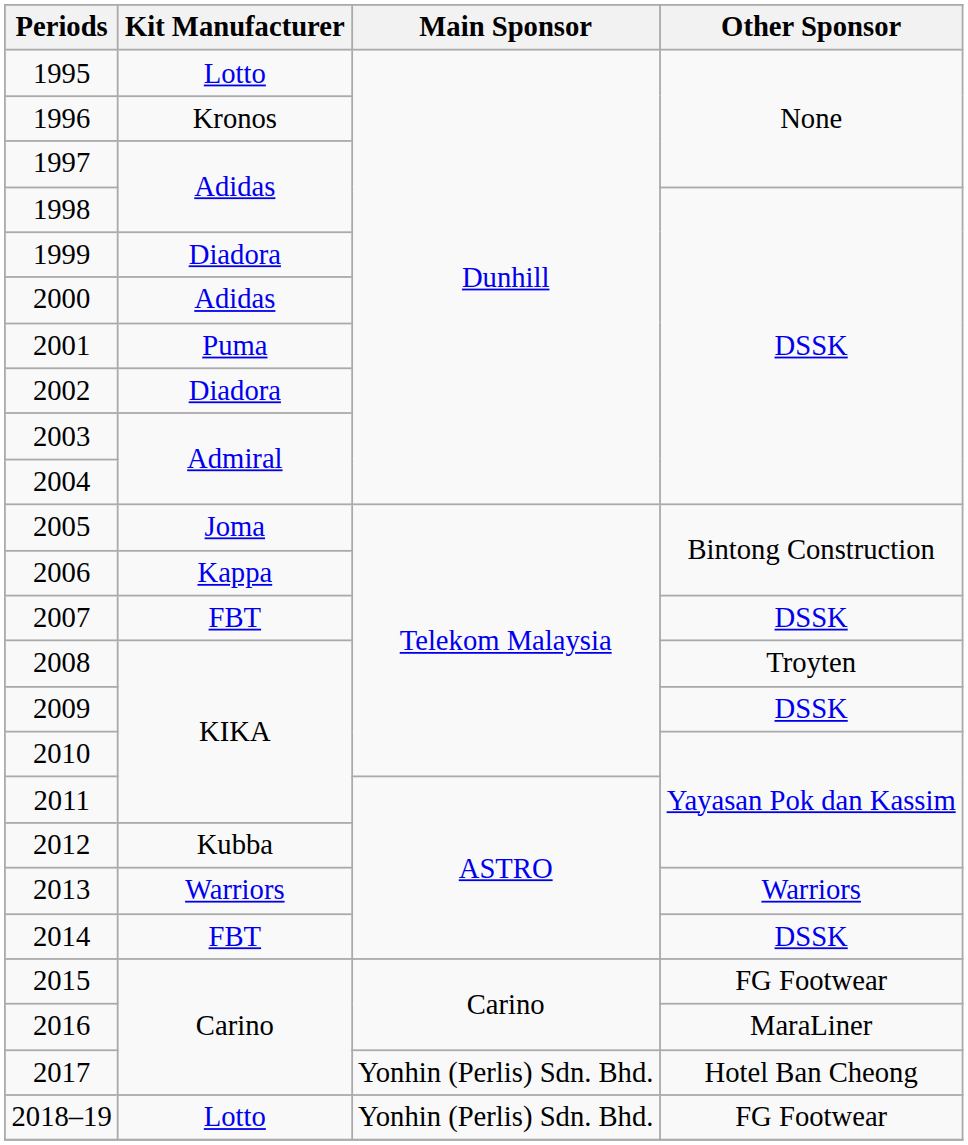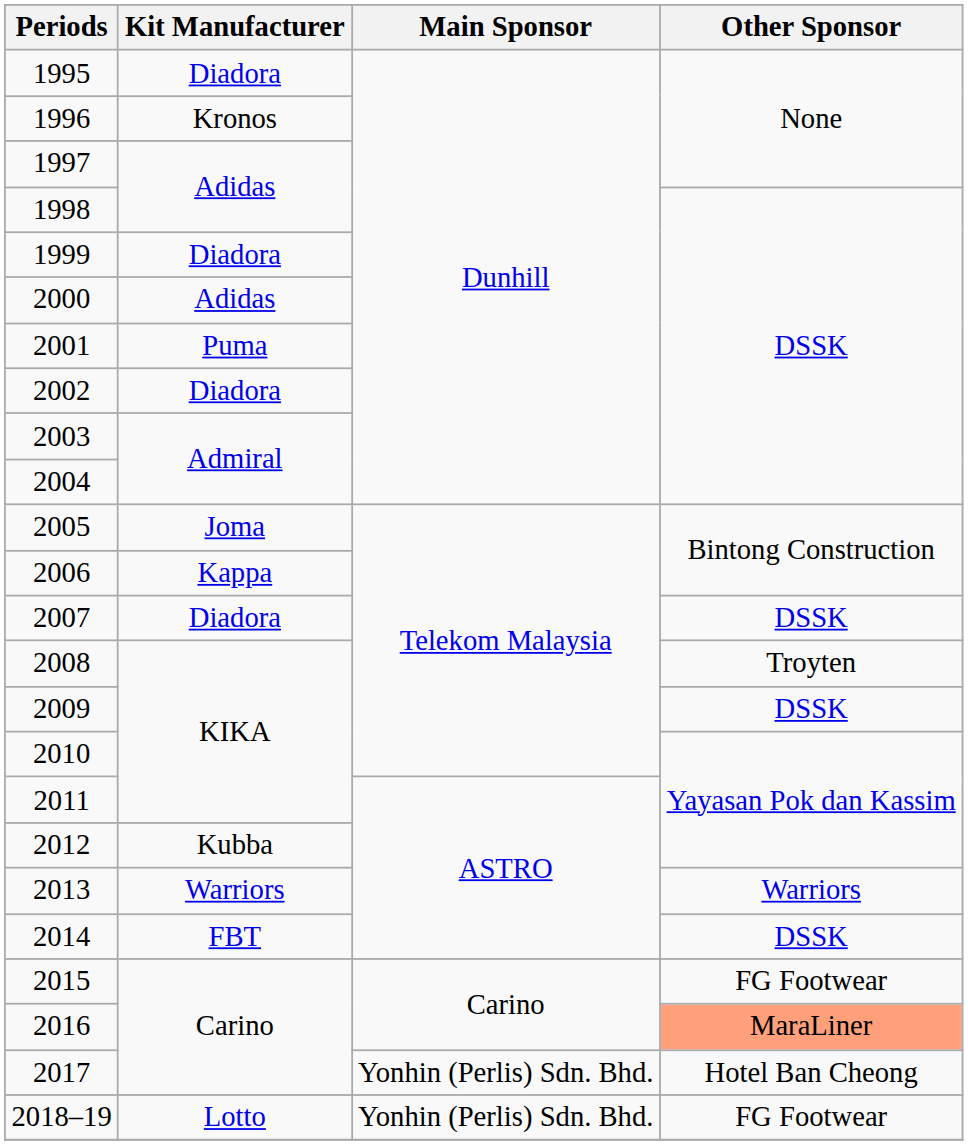(235, 72) Lotto -> (235, 72) Diadora
(235, 617) FBT -> (235, 617) Diadora
(811, 1026) no background -> (811, 1026) lightsalmon background
